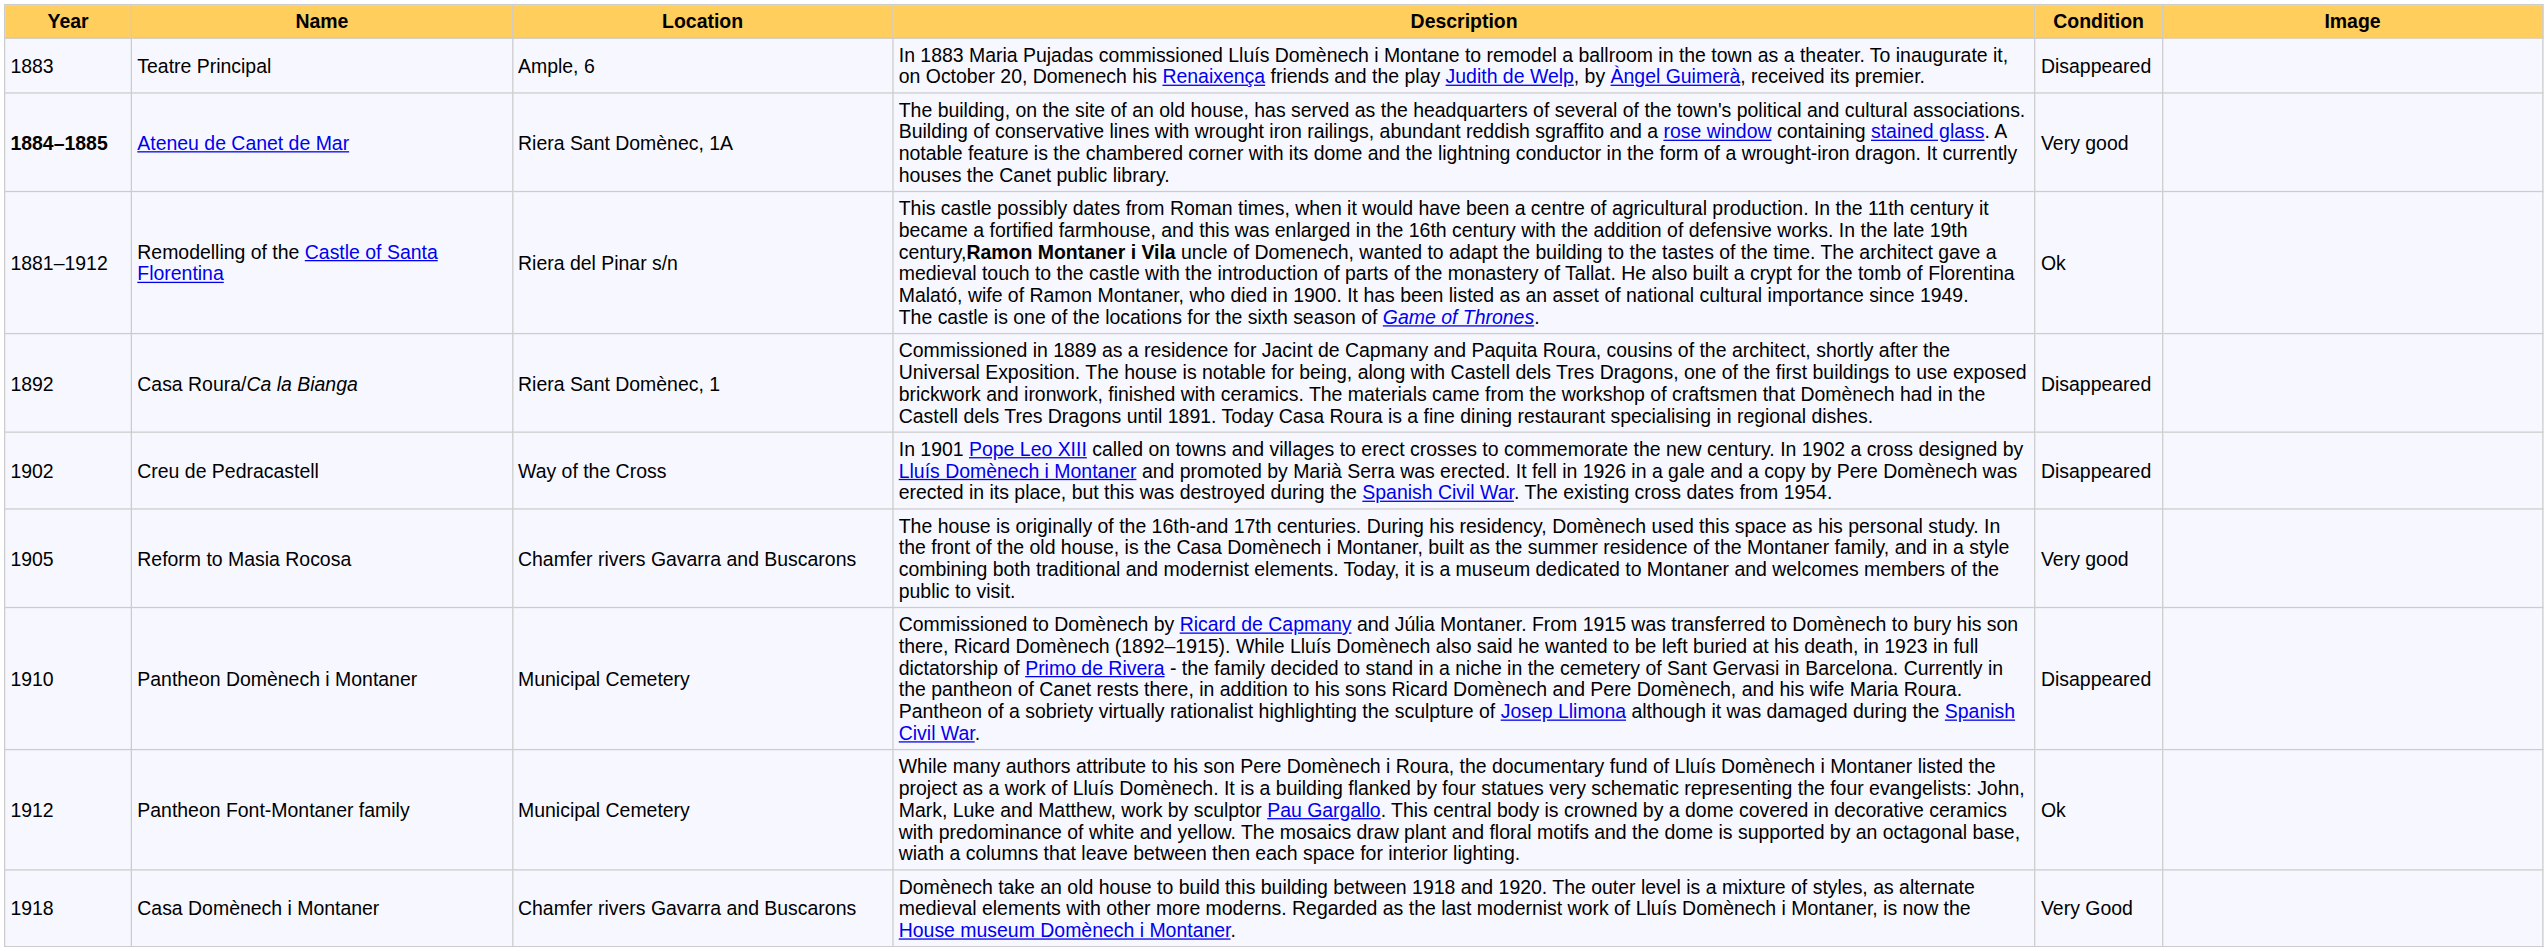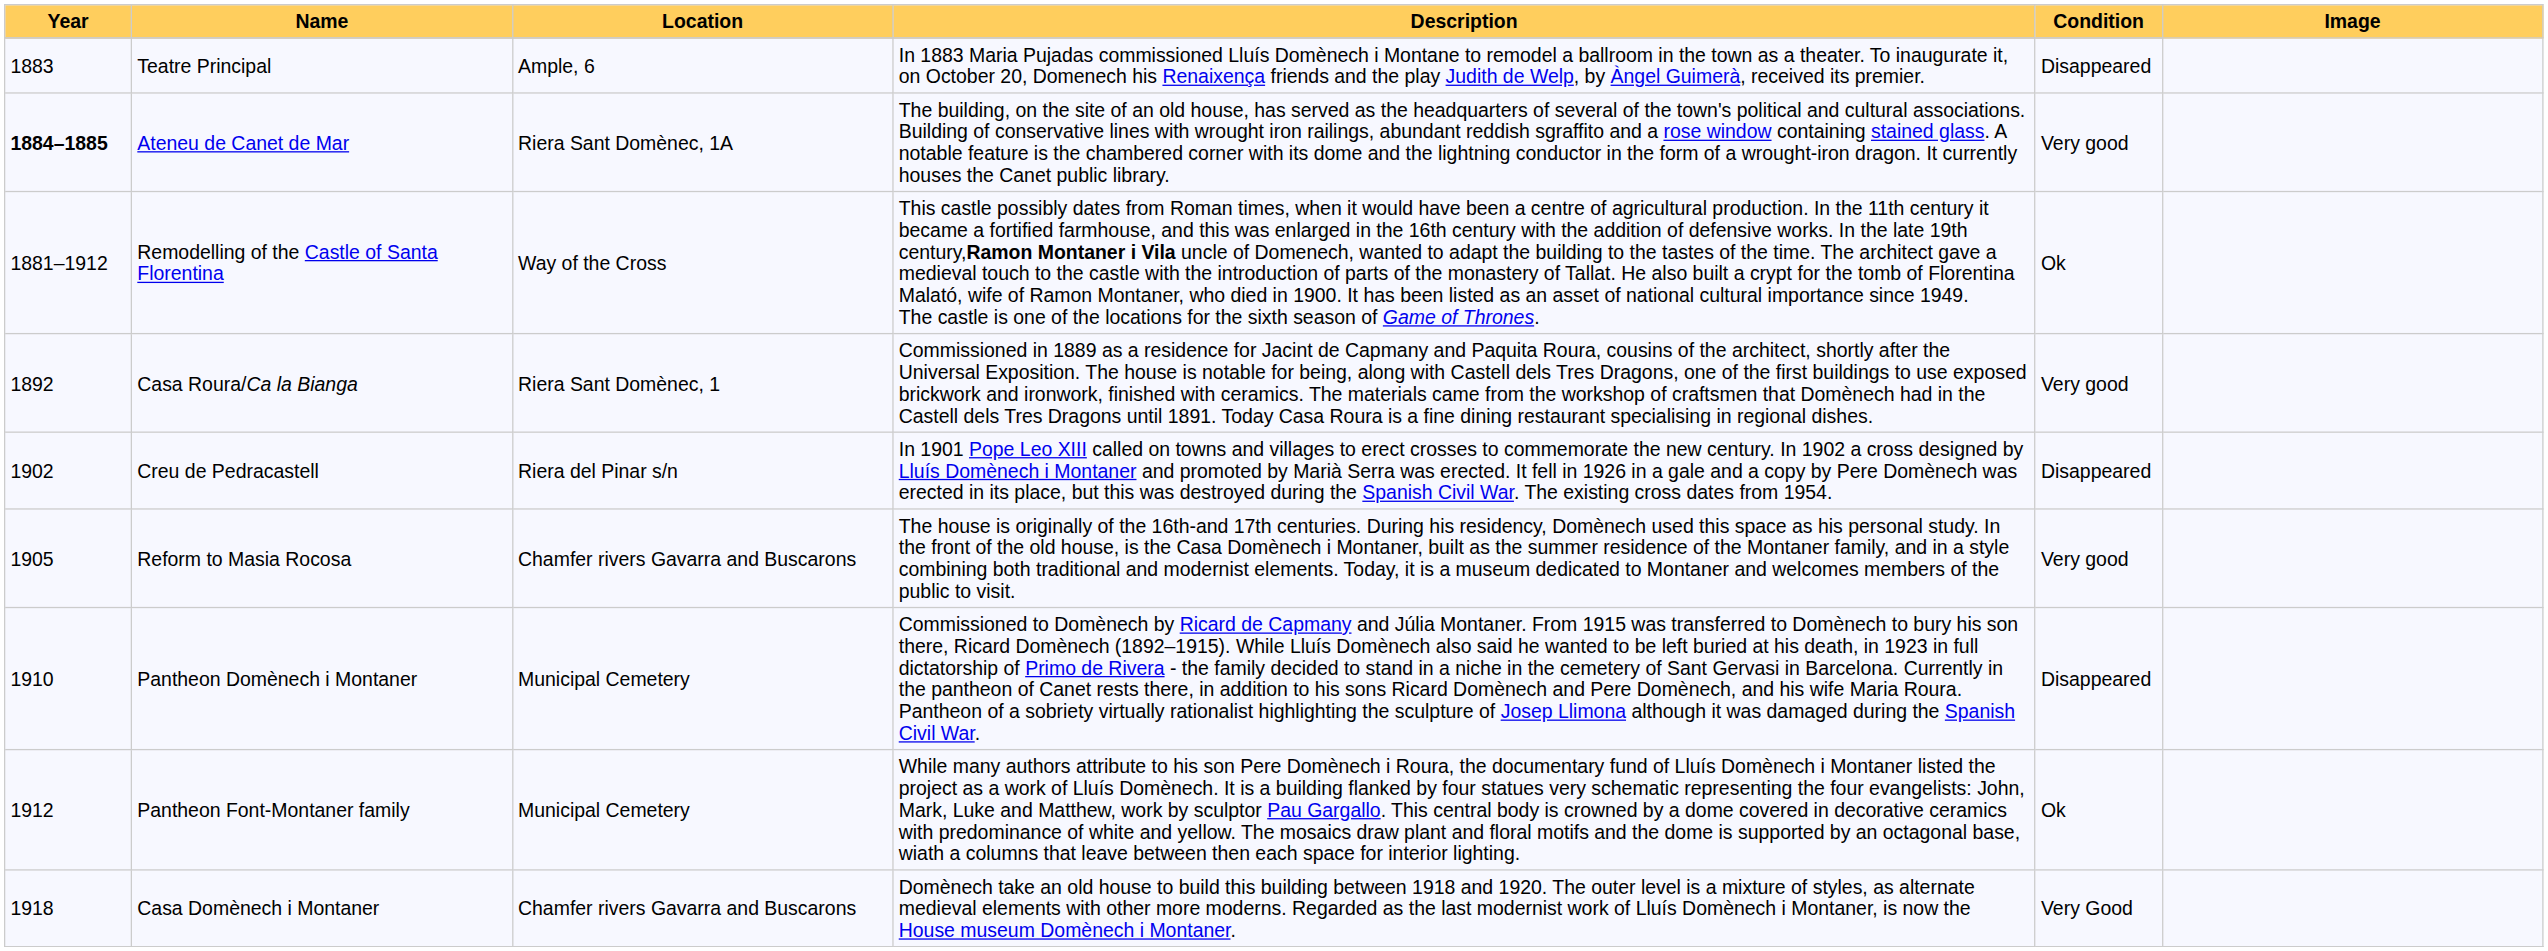(598, 263) Riera del Pinar s/n -> (592, 263) Way of the Cross
(2096, 383) Disappeared -> (2085, 383) Very good
(592, 471) Way of the Cross -> (598, 471) Riera del Pinar s/n
